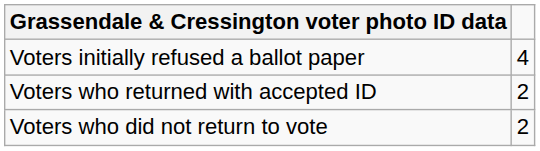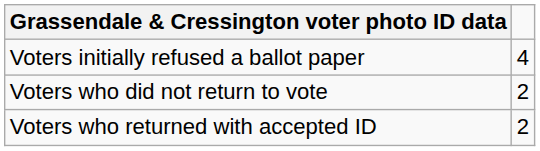rows swapped: (193, 92) <-> (169, 127)
